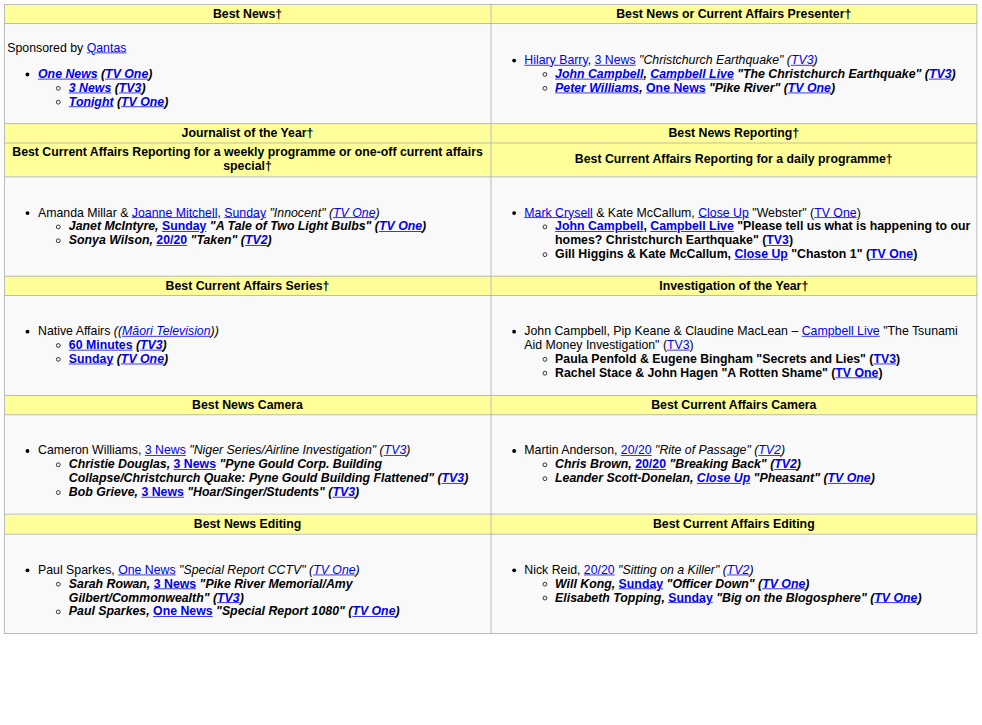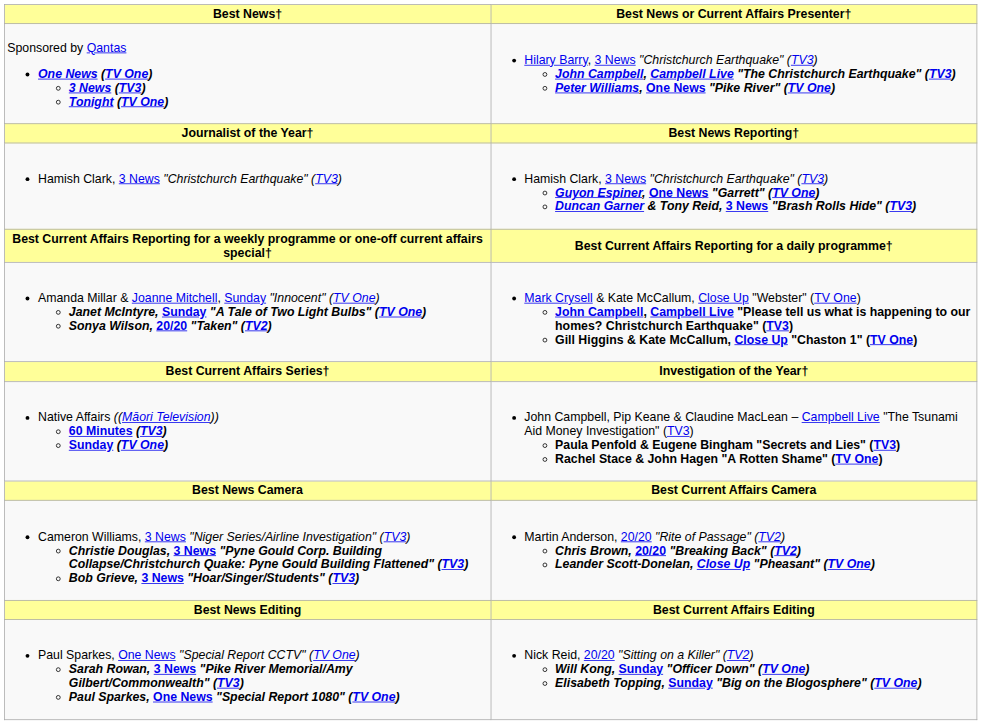+ row: (248, 179)
